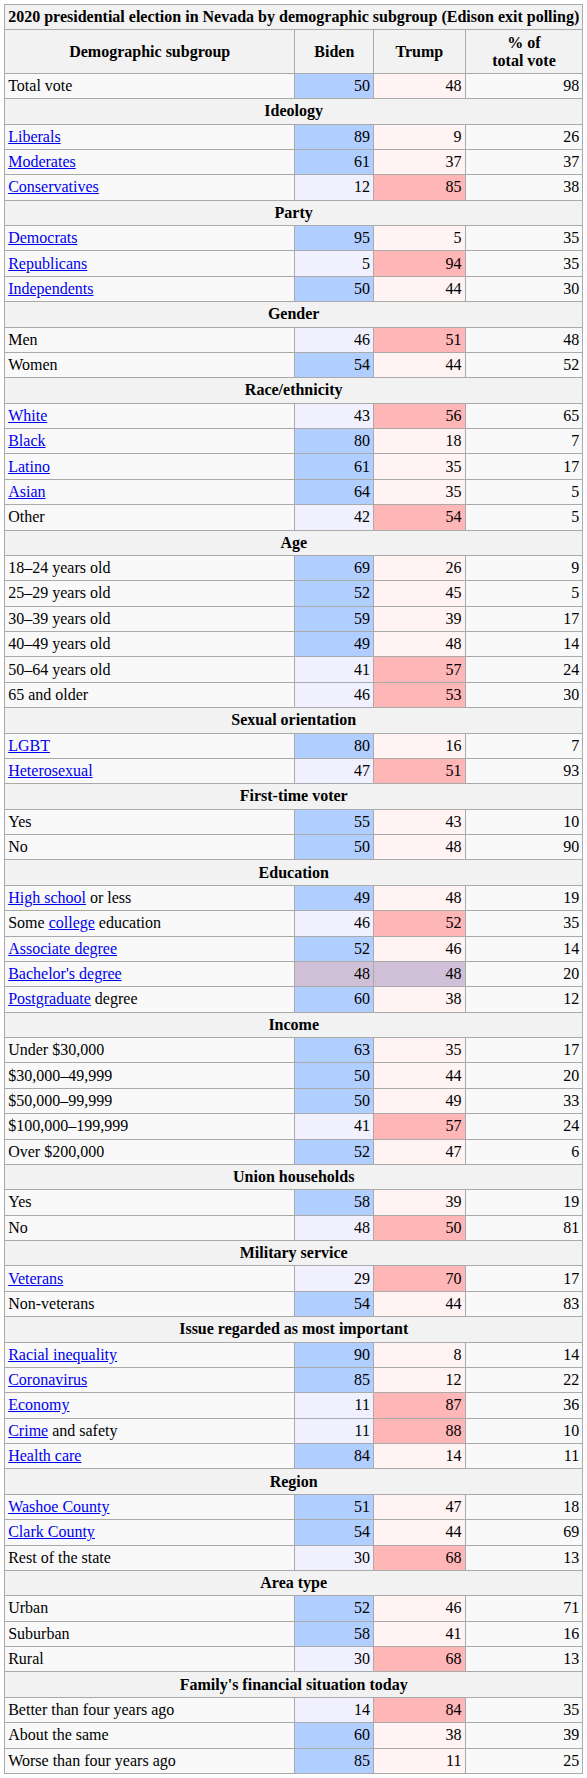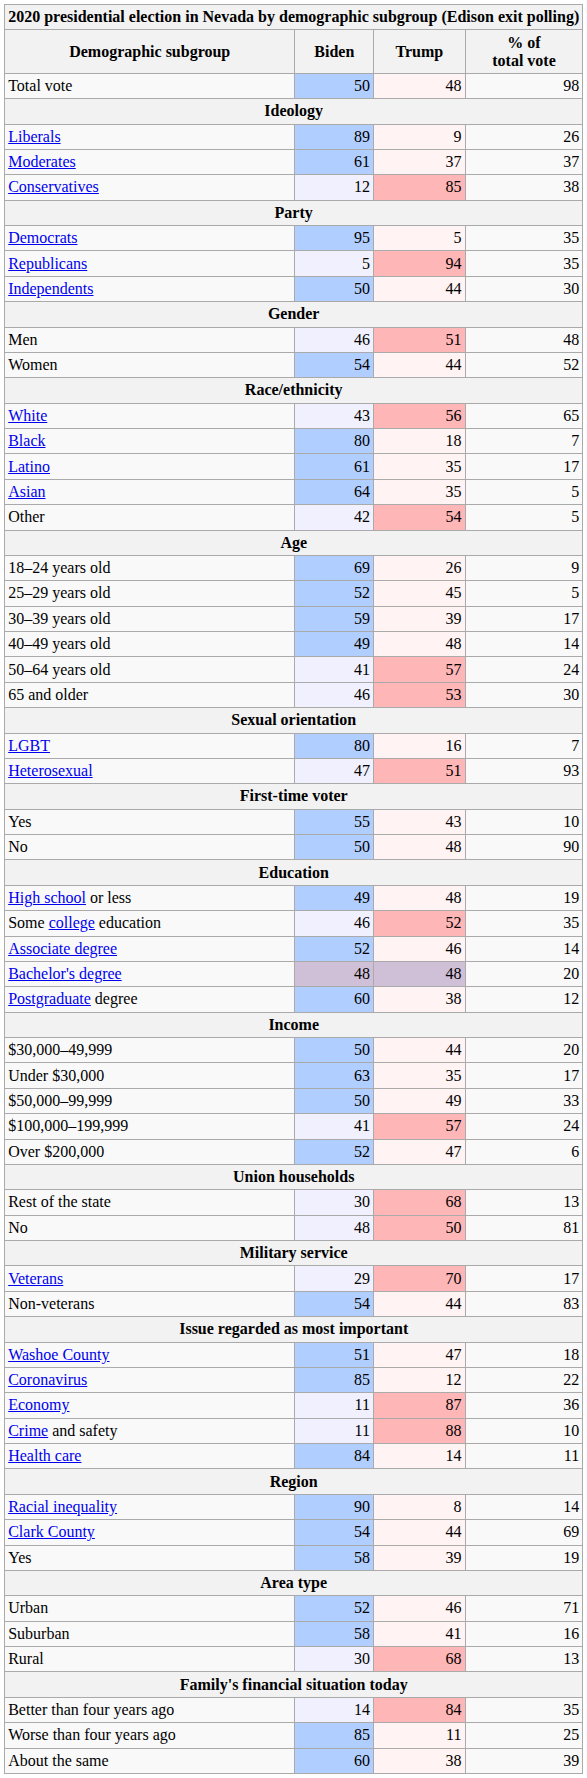rows swapped: (56, 1050) <-> (60, 1075)
rows swapped: (20, 1202) <-> (60, 1557)
rows swapped: (63, 1354) <-> (59, 1506)
rows swapped: (92, 1760) <-> (58, 1735)
